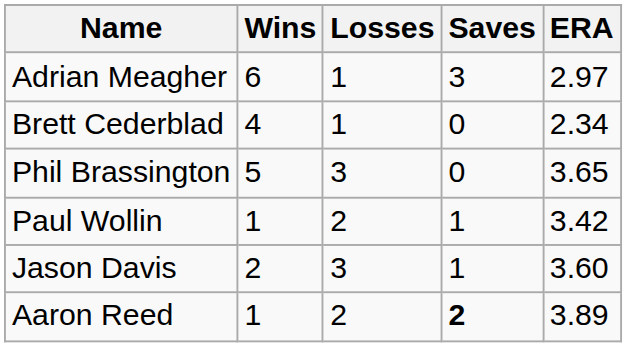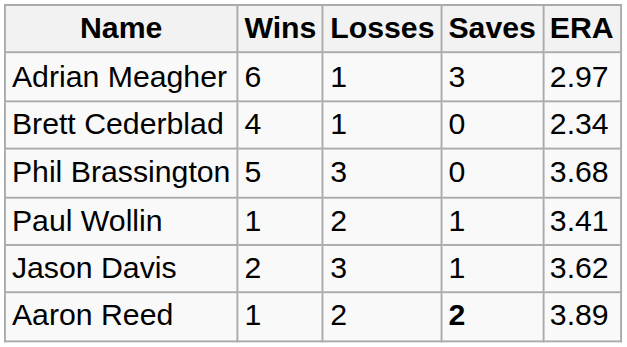(579, 172) 3.65 -> (579, 172) 3.68
(579, 220) 3.42 -> (579, 220) 3.41
(579, 268) 3.60 -> (579, 268) 3.62
